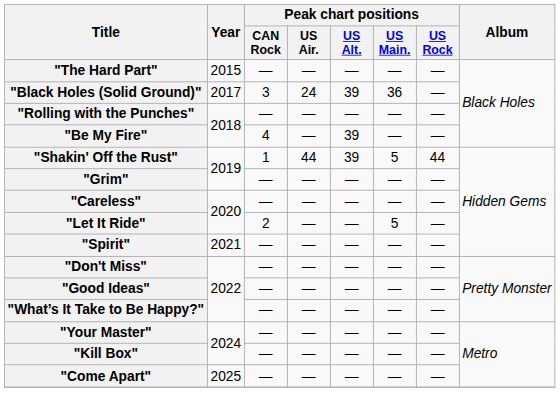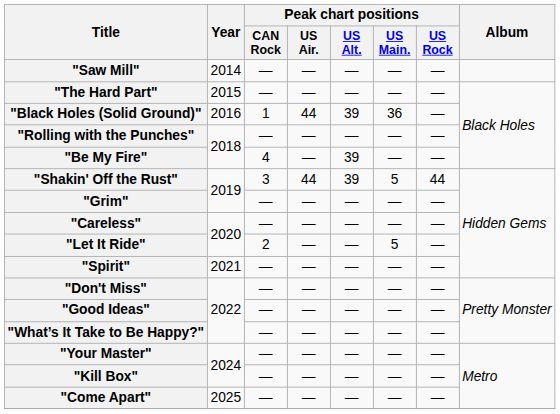+ row: (106, 70)
(226, 92) 2017 -> (226, 114) 2016
(266, 92) 3 -> (266, 114) 1
(309, 92) 24 -> (309, 114) 44
(266, 157) 1 -> (266, 179) 3
